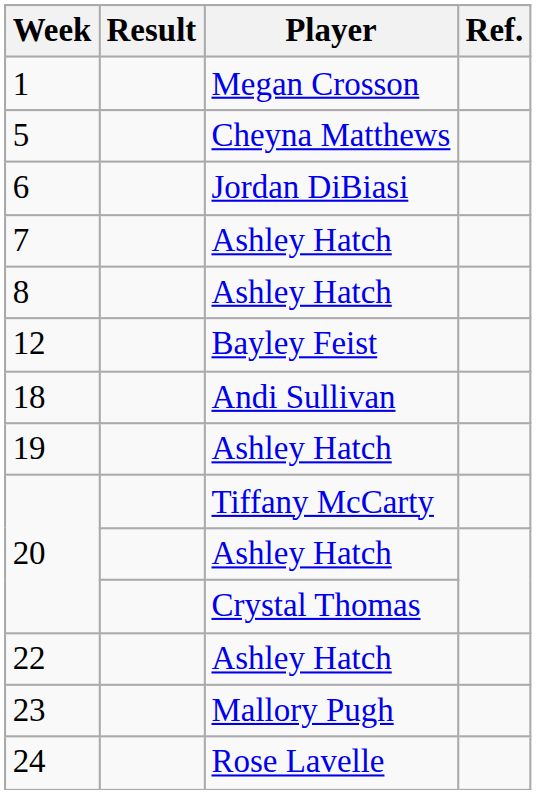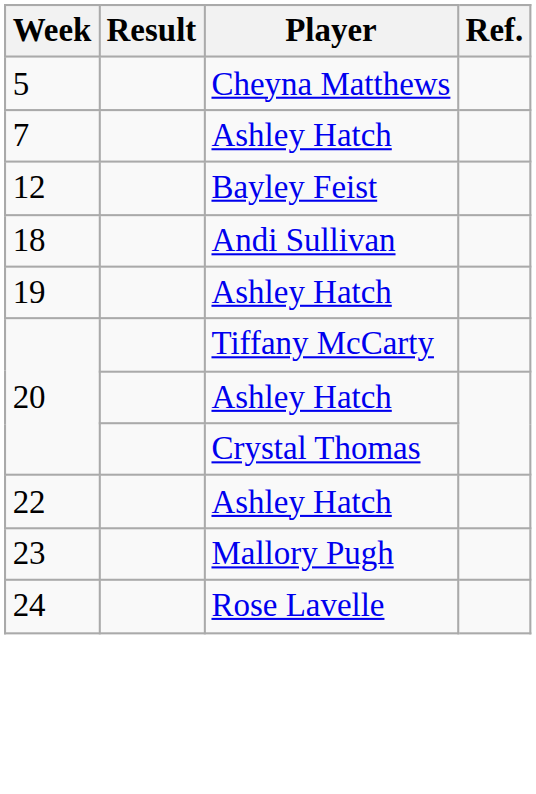- row: (21, 82)
- row: (21, 187)
- row: (21, 291)
